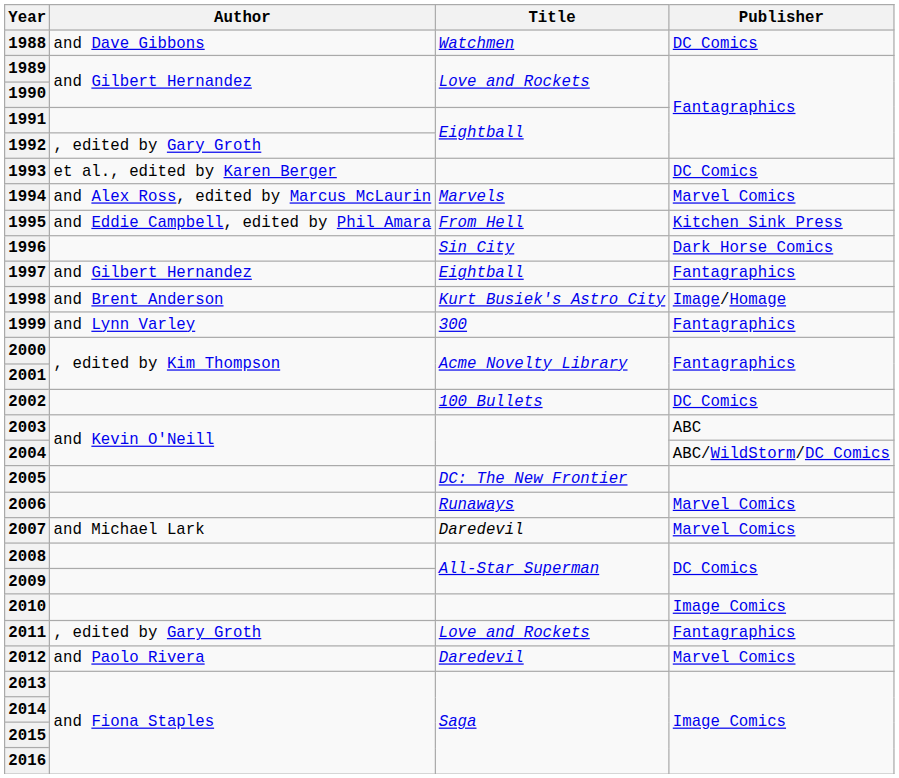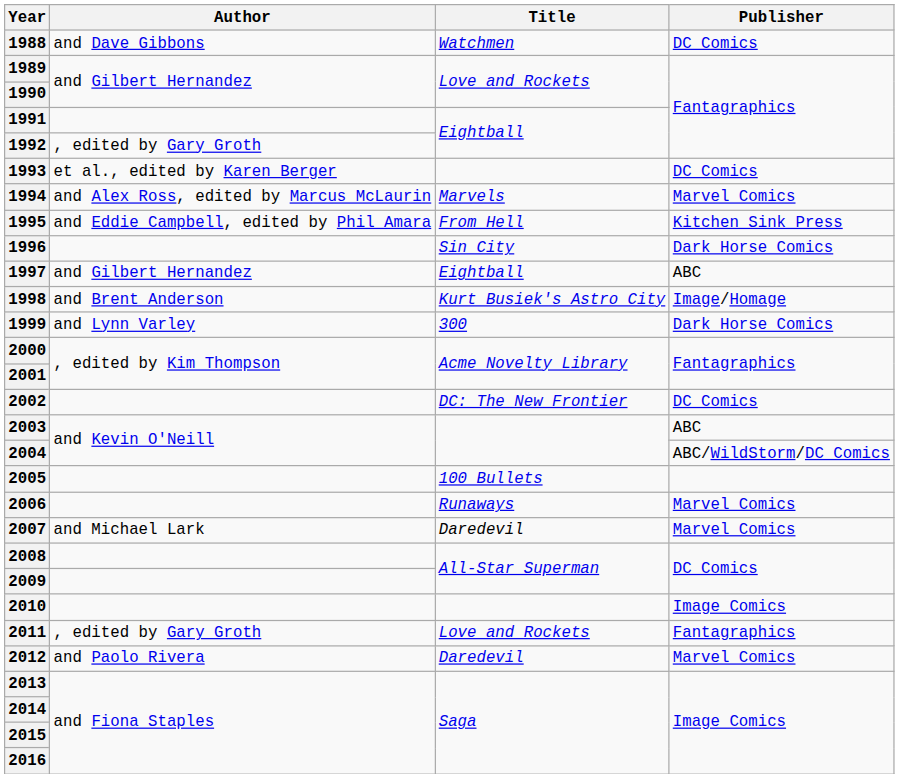(734, 274) Fantagraphics -> (687, 274) ABC
(734, 325) Fantagraphics -> (753, 325) Dark Horse Comics
(491, 402) 100 Bullets -> (533, 402) DC: The New Frontier
(533, 479) DC: The New Frontier -> (491, 479) 100 Bullets
